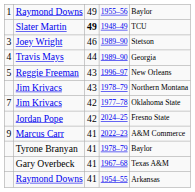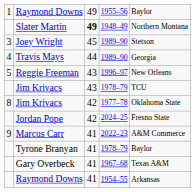(139, 27) TCU -> (160, 27) Northern Montana
(92, 42) 46 -> (92, 42) 45
(160, 88) Northern Montana -> (139, 88) TCU
(9, 103) 7 -> (9, 103) 8
